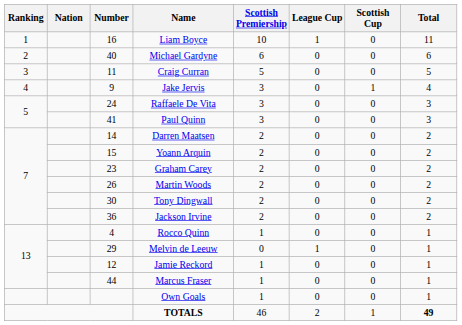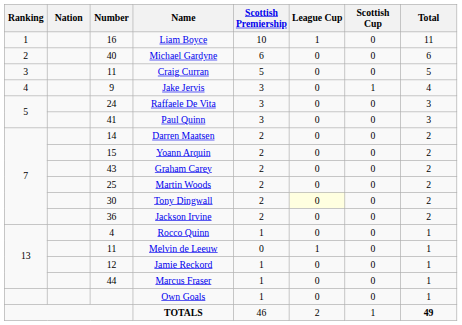(112, 168) 23 -> (112, 168) 43
(112, 184) 26 -> (112, 184) 25
(317, 200) no background -> (317, 200) lightyellow background
(112, 248) 29 -> (112, 248) 11
